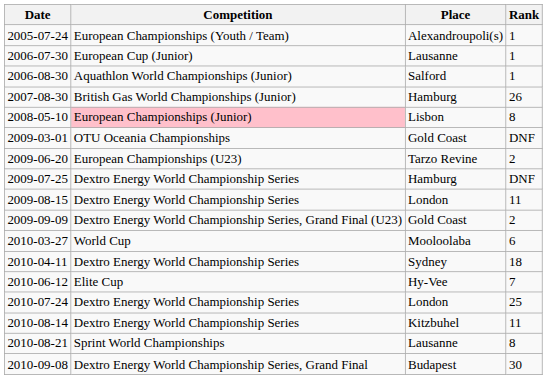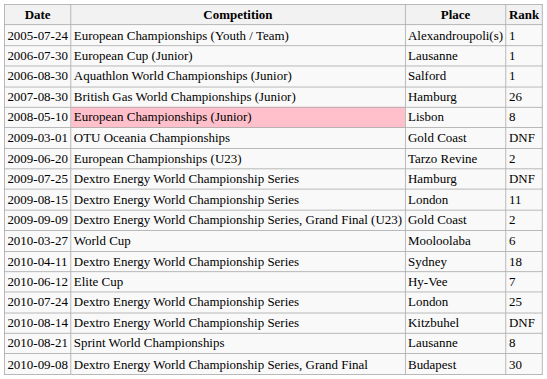(515, 323) 11 -> (522, 323) DNF
